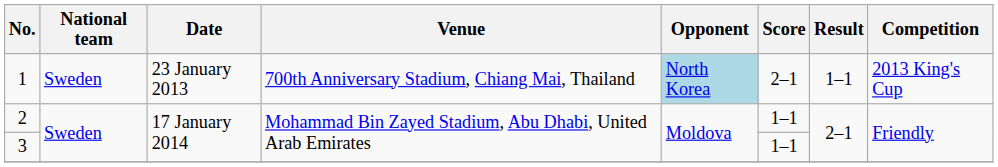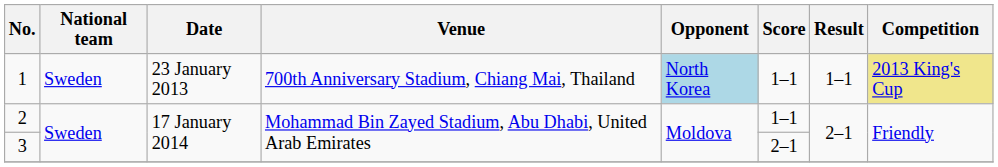(784, 78) 2–1 -> (784, 78) 1–1
(916, 78) no background -> (916, 78) khaki background
(784, 146) 1–1 -> (784, 146) 2–1
